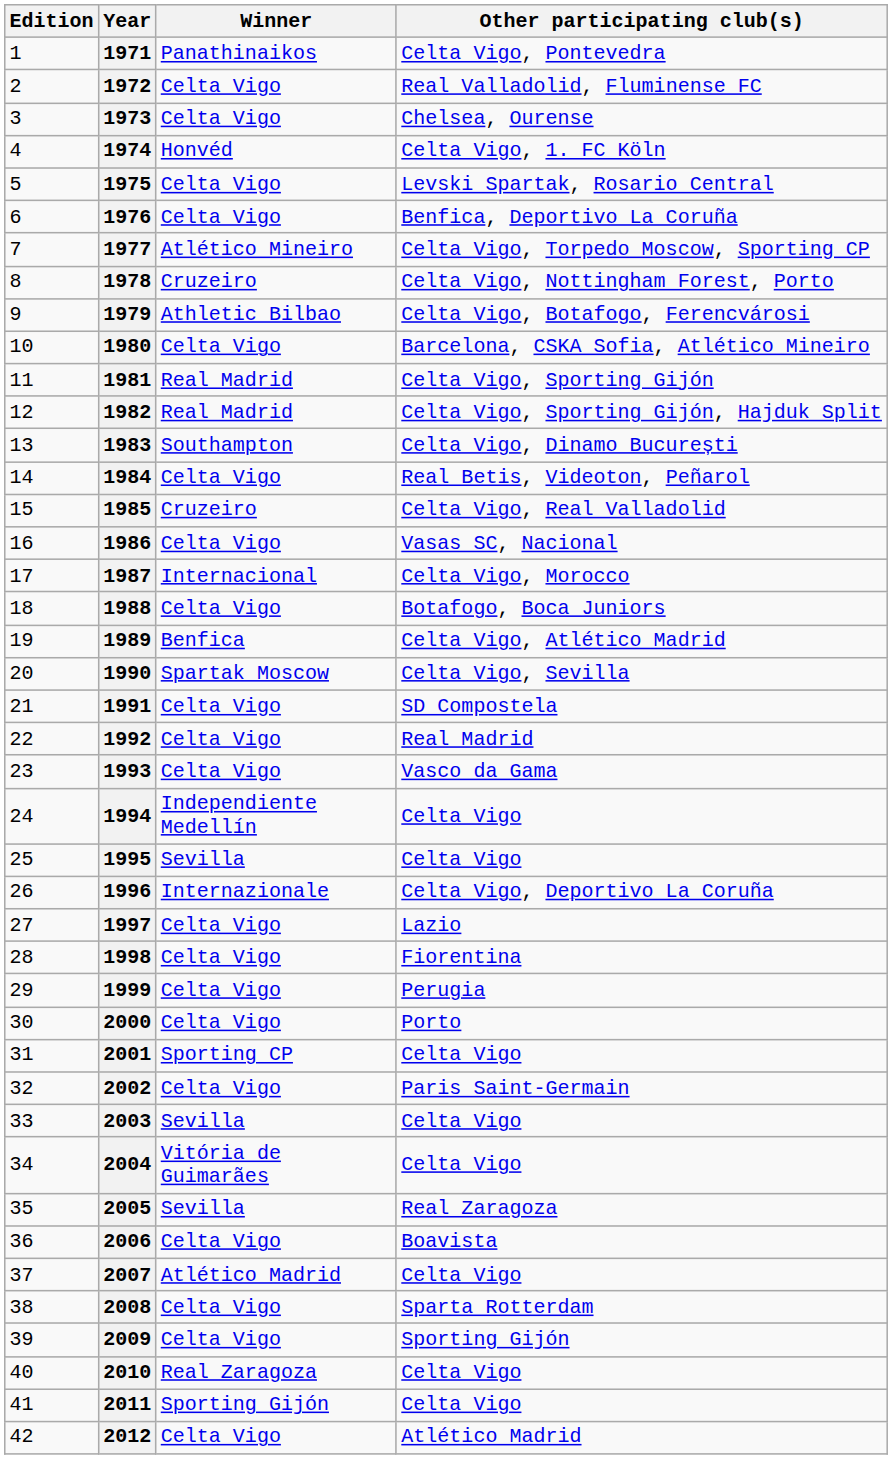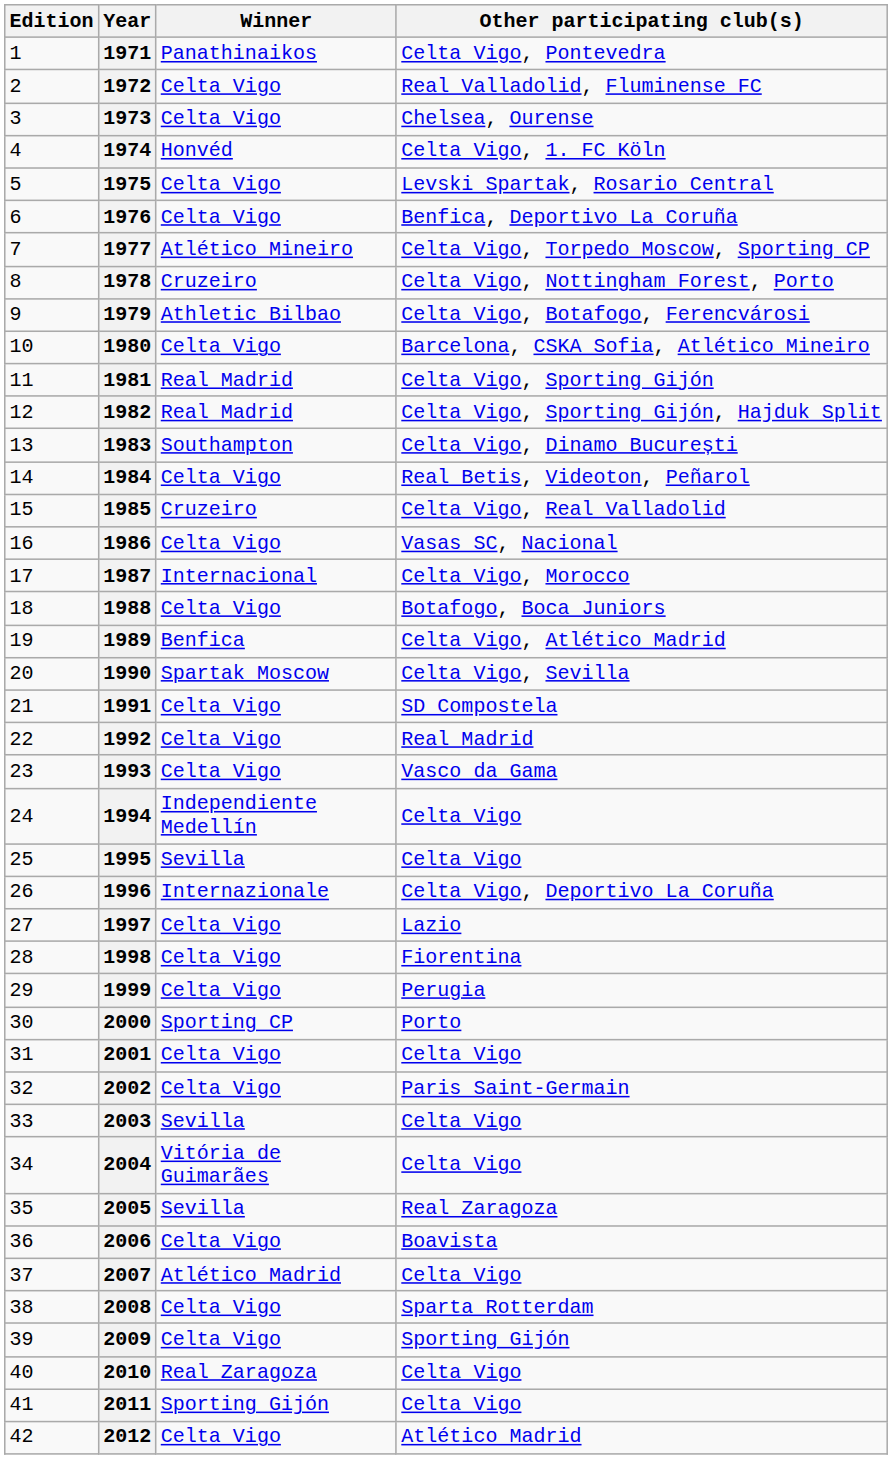(221, 1023) Celta Vigo -> (227, 1023) Sporting CP
(227, 1056) Sporting CP -> (221, 1056) Celta Vigo
